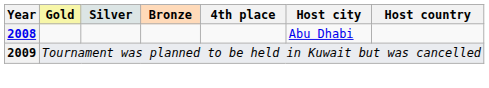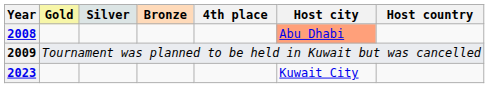(321, 34) no background -> (312, 34) lightsalmon background
+ row: (22, 73)
